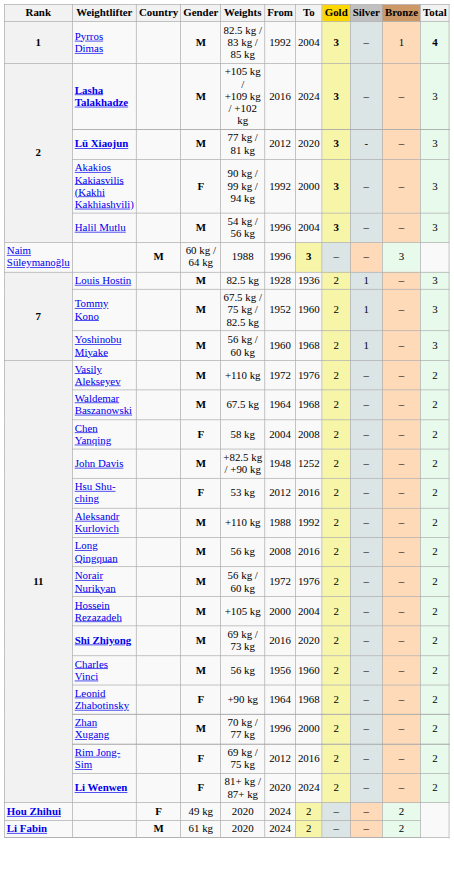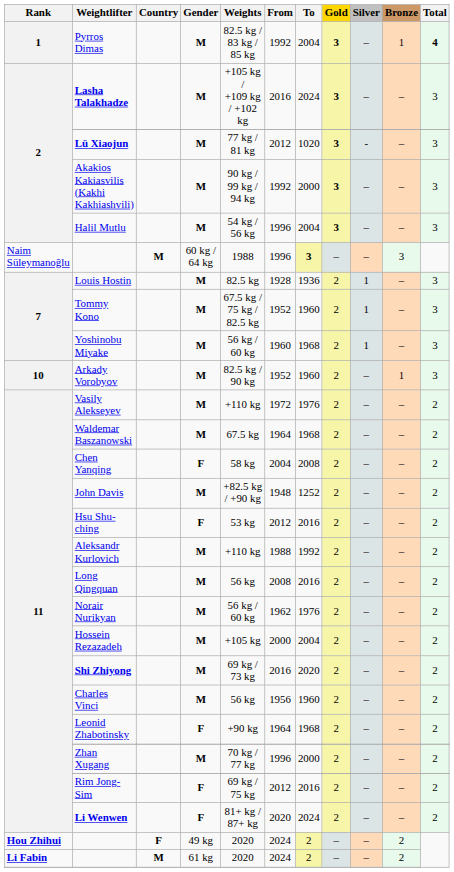(309, 144) 2020 -> (309, 144) 1020
(201, 186) F -> (201, 186) M
+ row: (38, 375)
(280, 581) 1972 -> (280, 611) 1962
